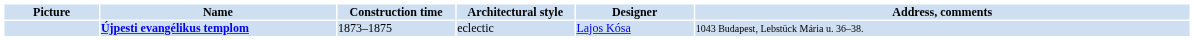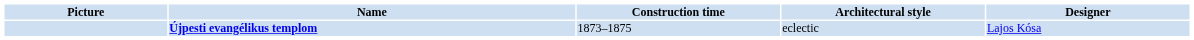- column: (942, 12)
